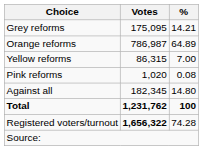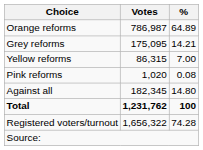rows swapped: (41, 43) <-> (36, 28)
(145, 122) bold -> (145, 122) normal
